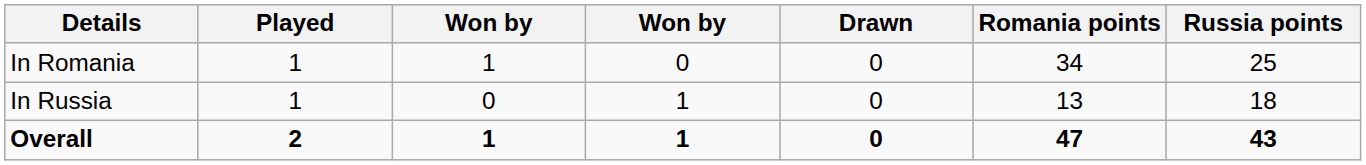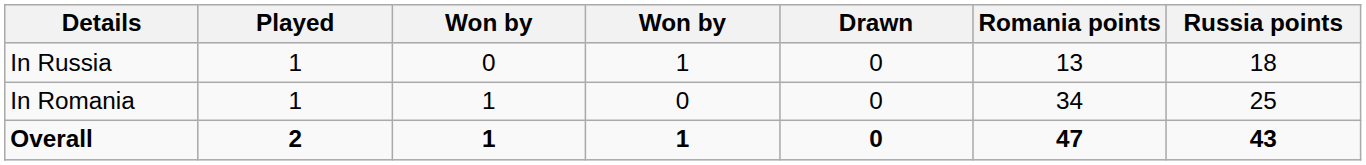rows swapped: (73, 62) <-> (61, 100)
